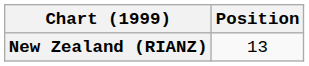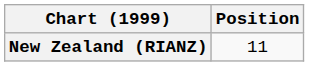(258, 47) 13 -> (258, 47) 11
